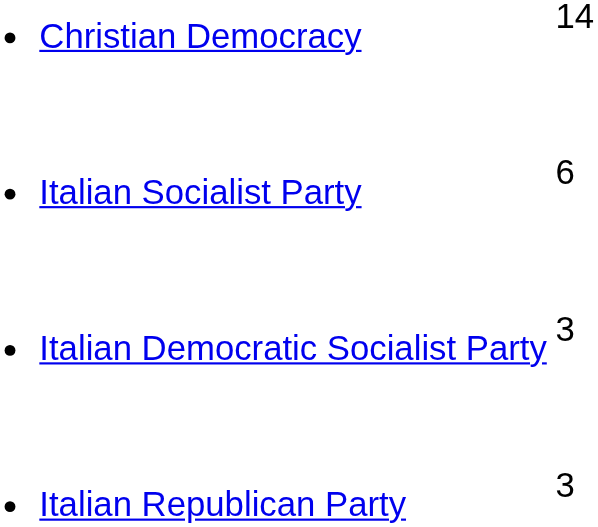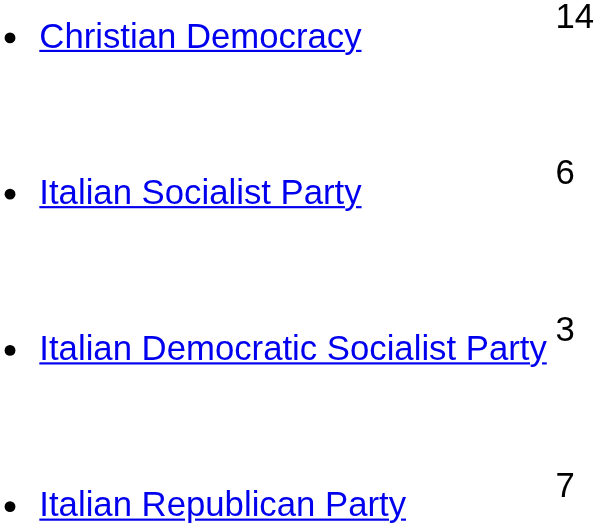(575, 486) 3 -> (575, 486) 7
